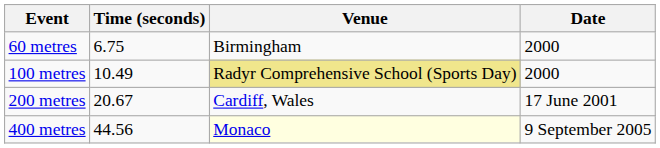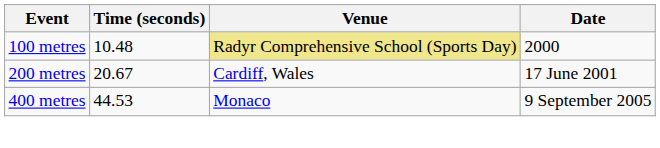- row: (43, 45)
(113, 73) 10.49 -> (113, 45) 10.48
(113, 128) 44.56 -> (113, 101) 44.53
(242, 128) lightyellow background -> (242, 101) no background
